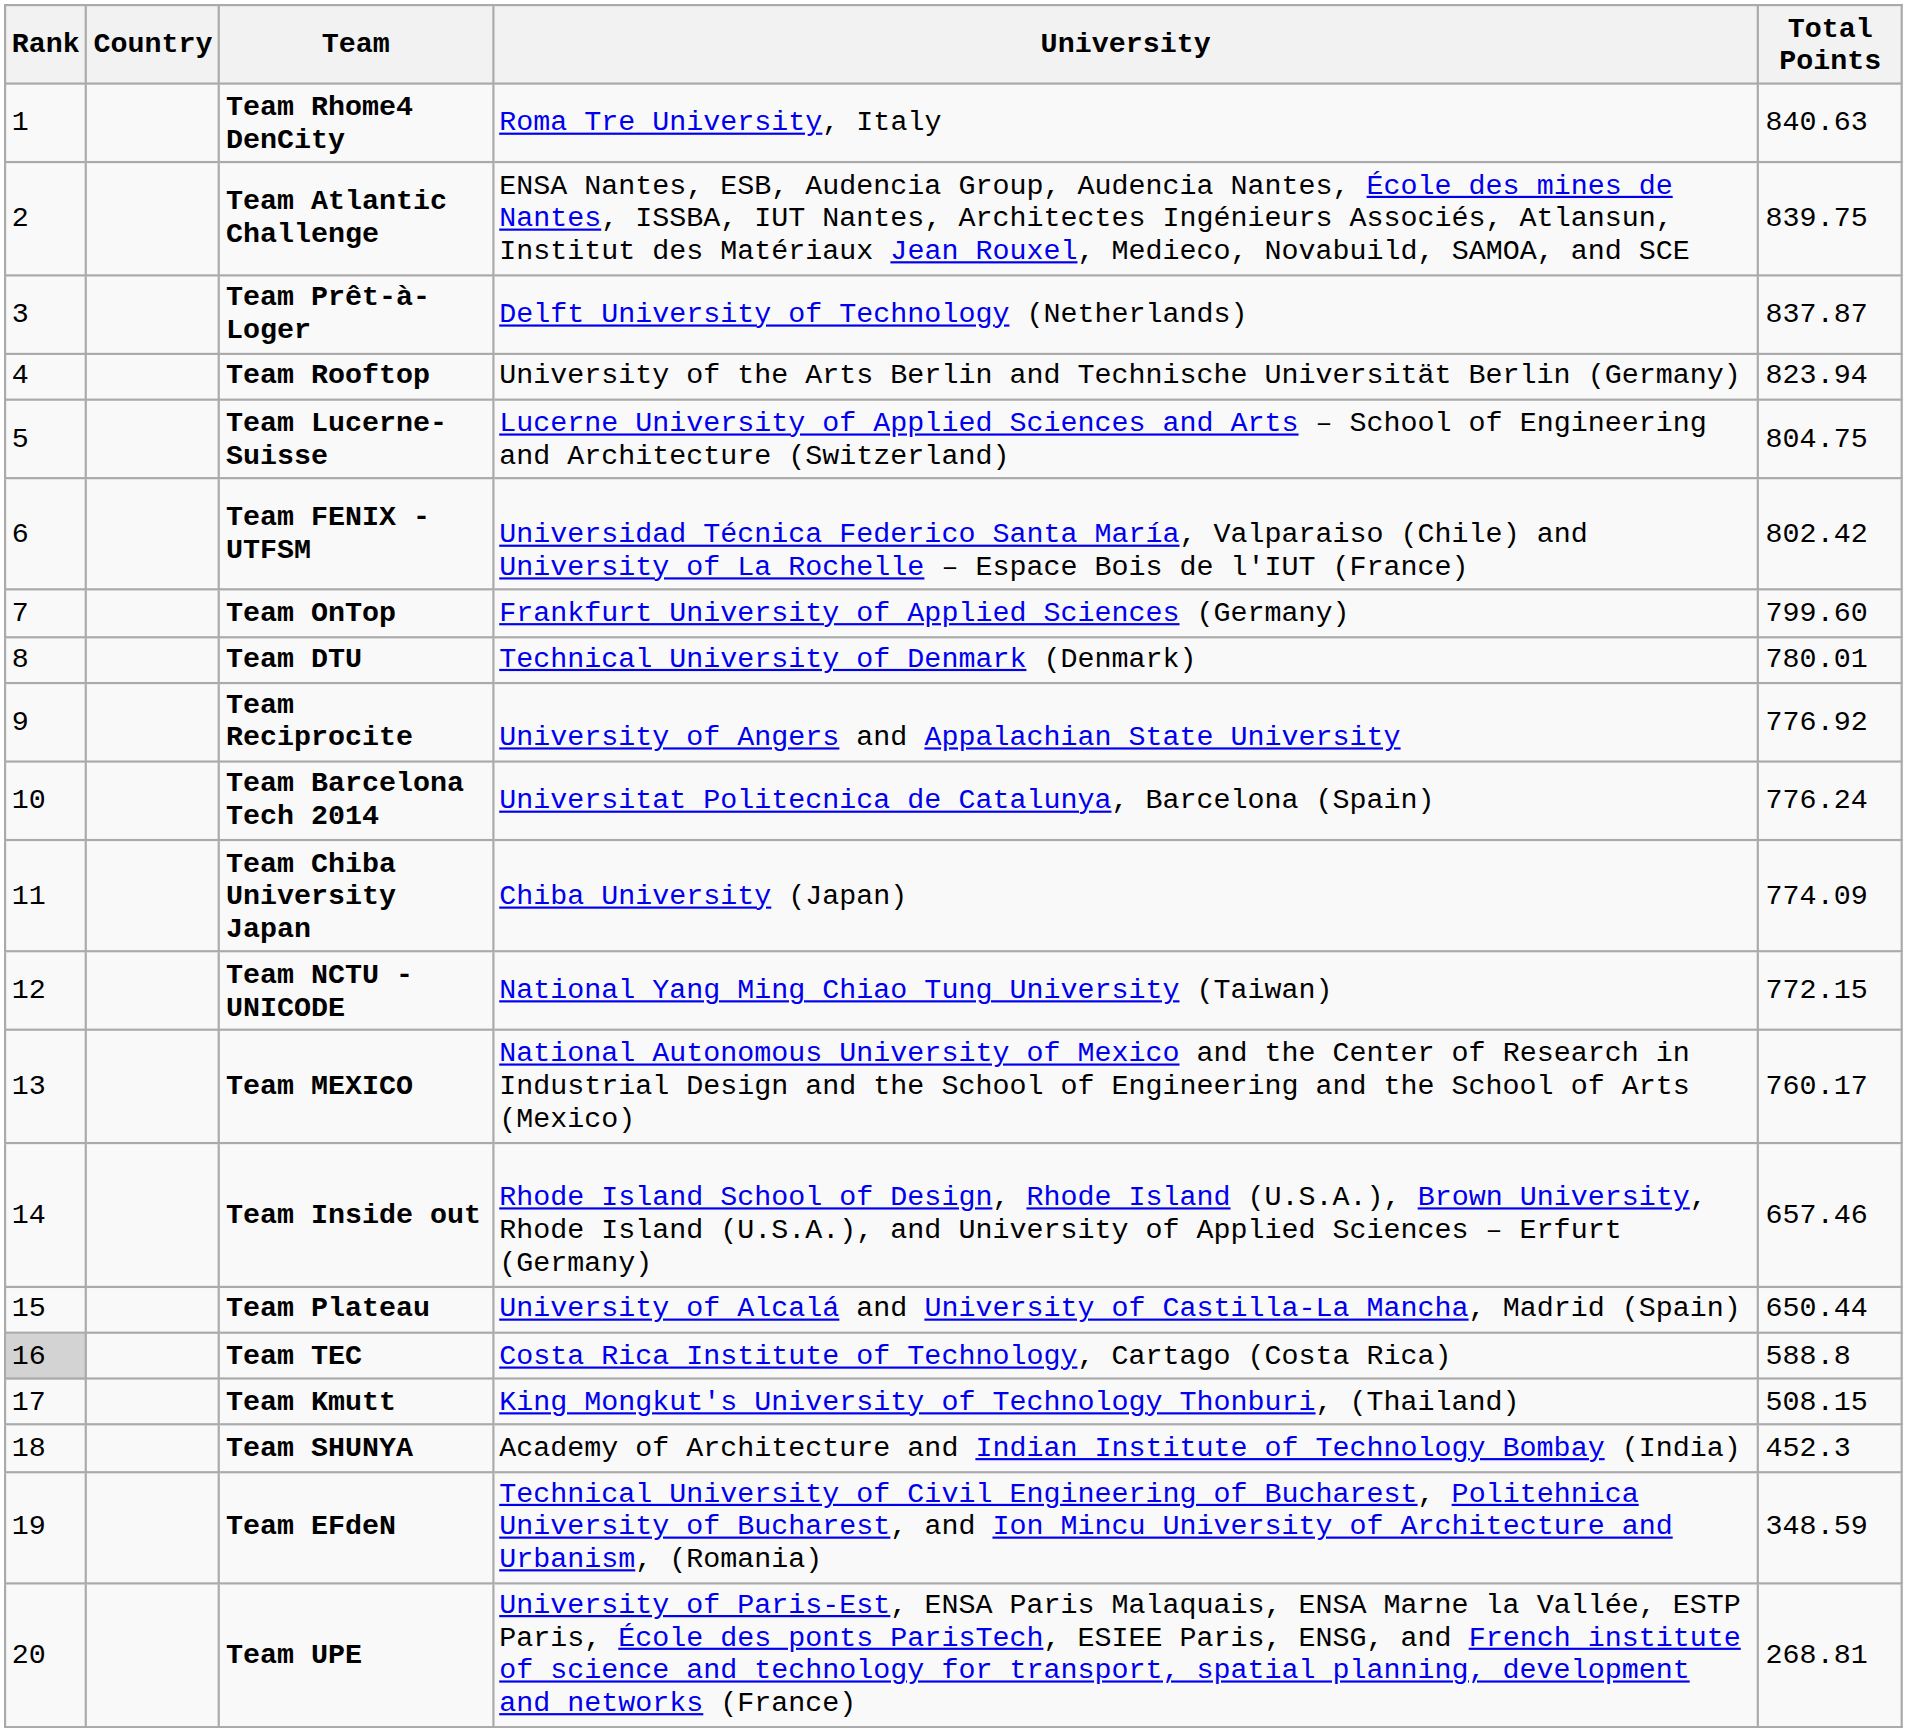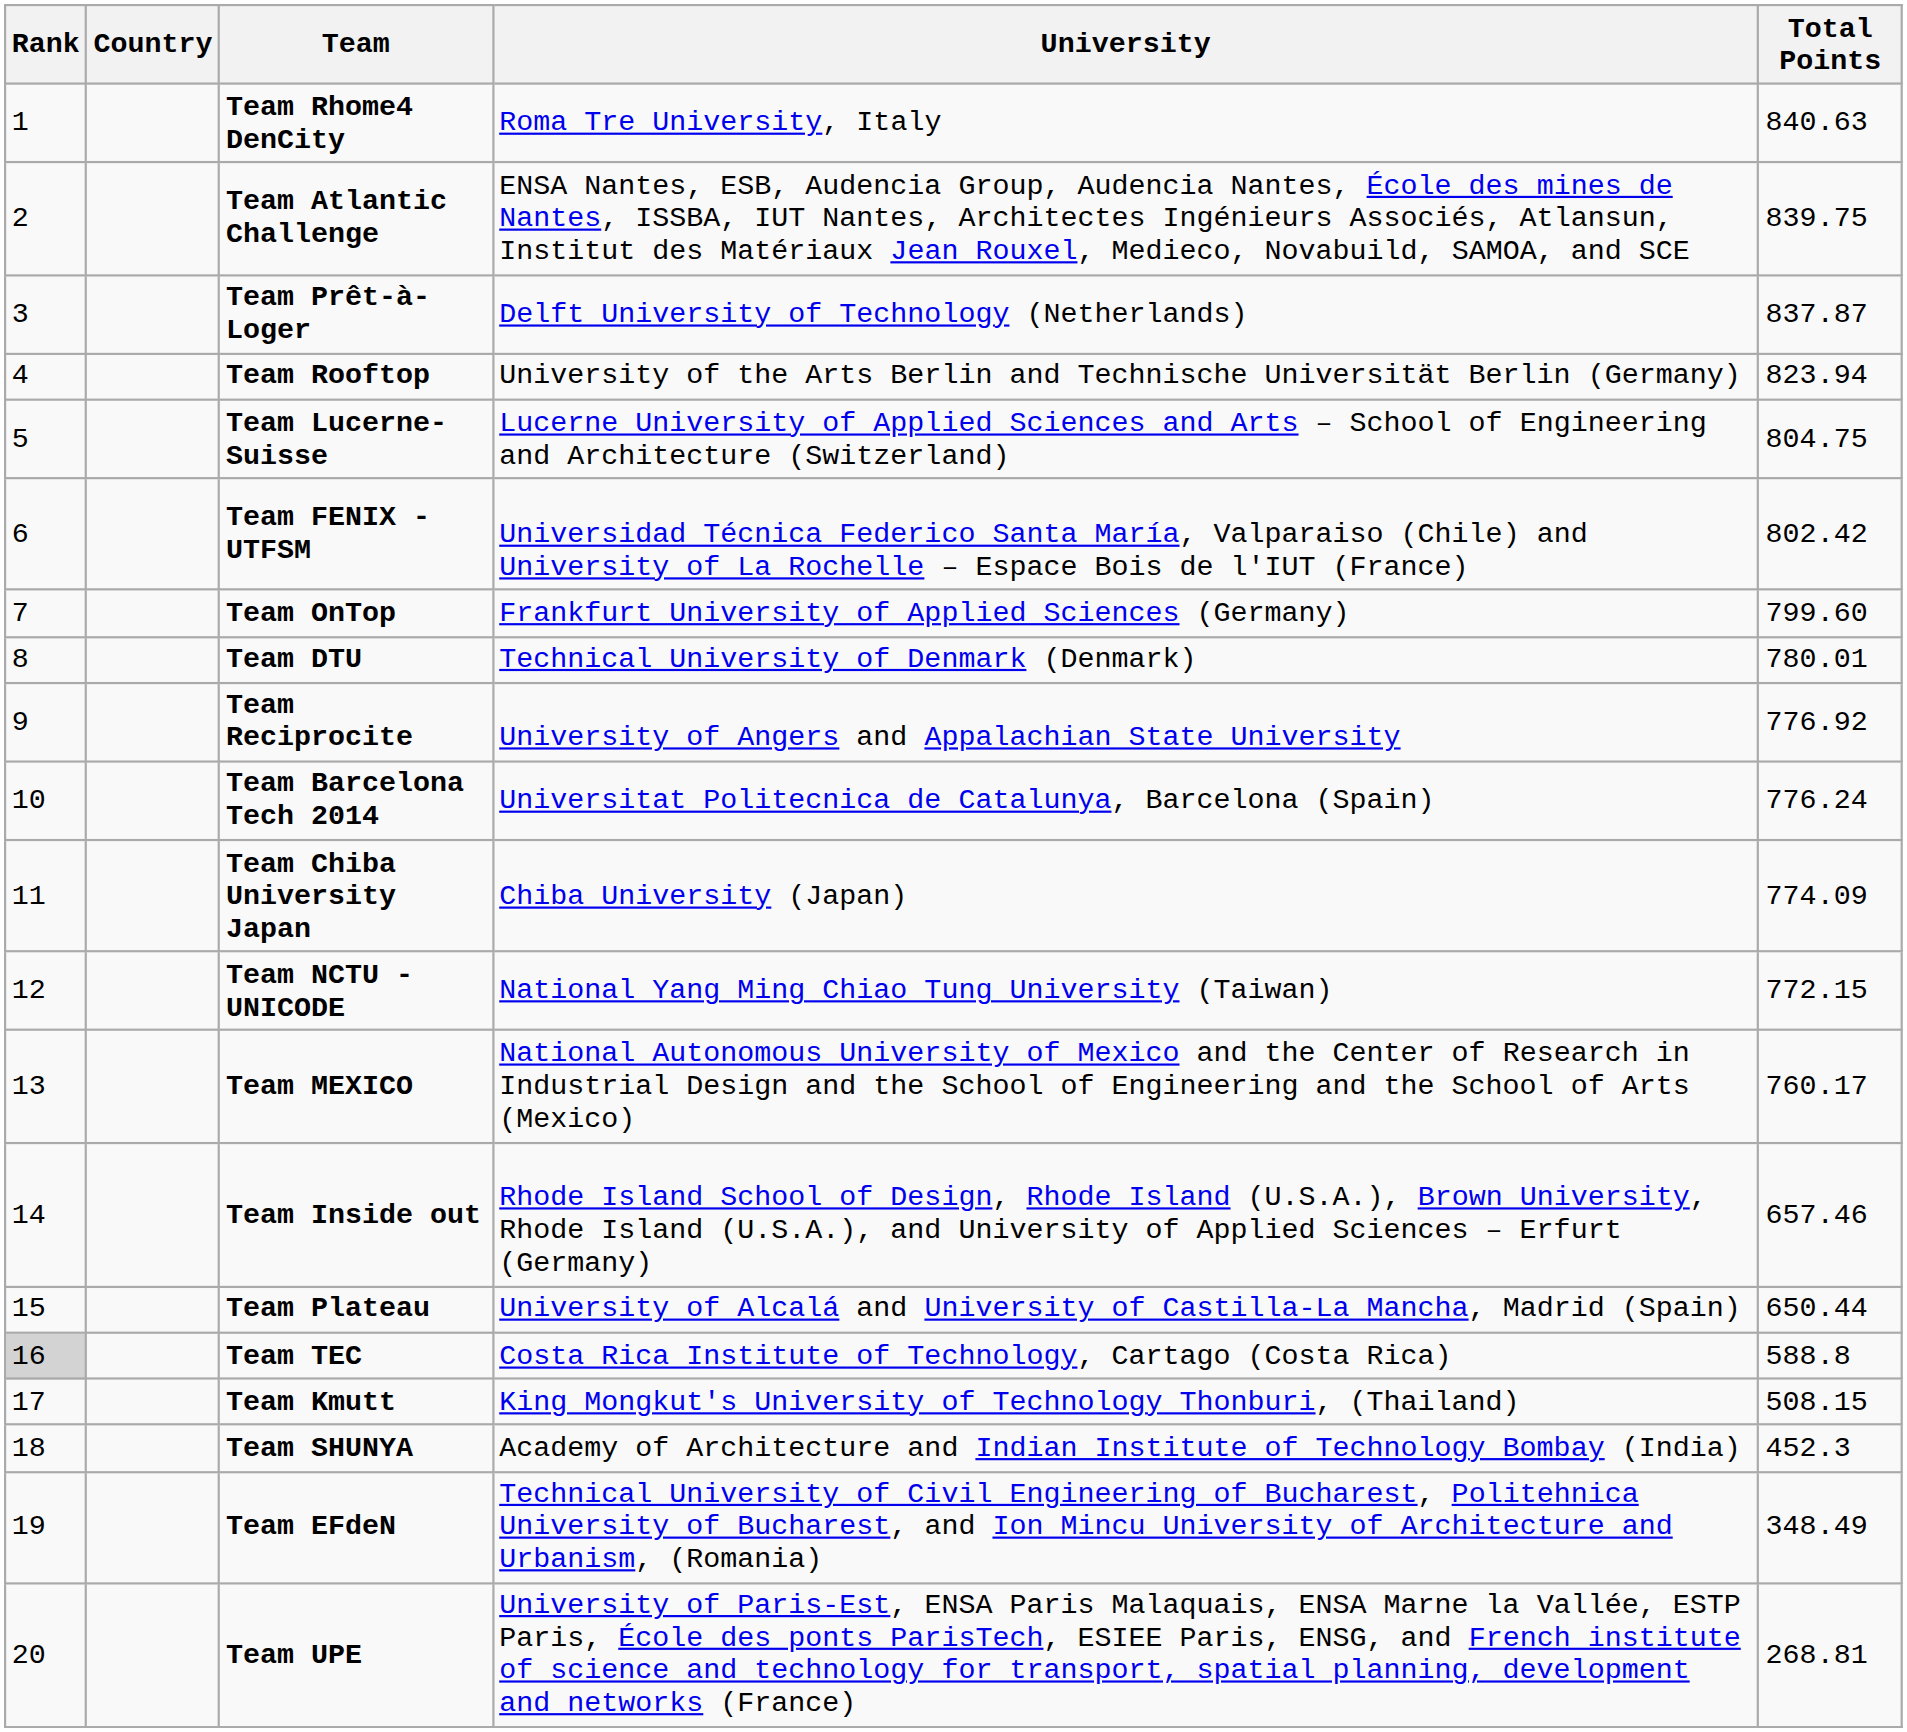(1817, 1527) 348.59 -> (1817, 1527) 348.49
